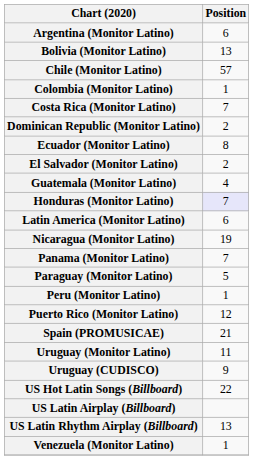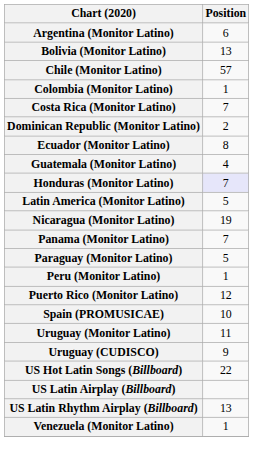- row: (104, 164)
(226, 220) 6 -> (226, 201) 5
(226, 333) 21 -> (226, 314) 10
